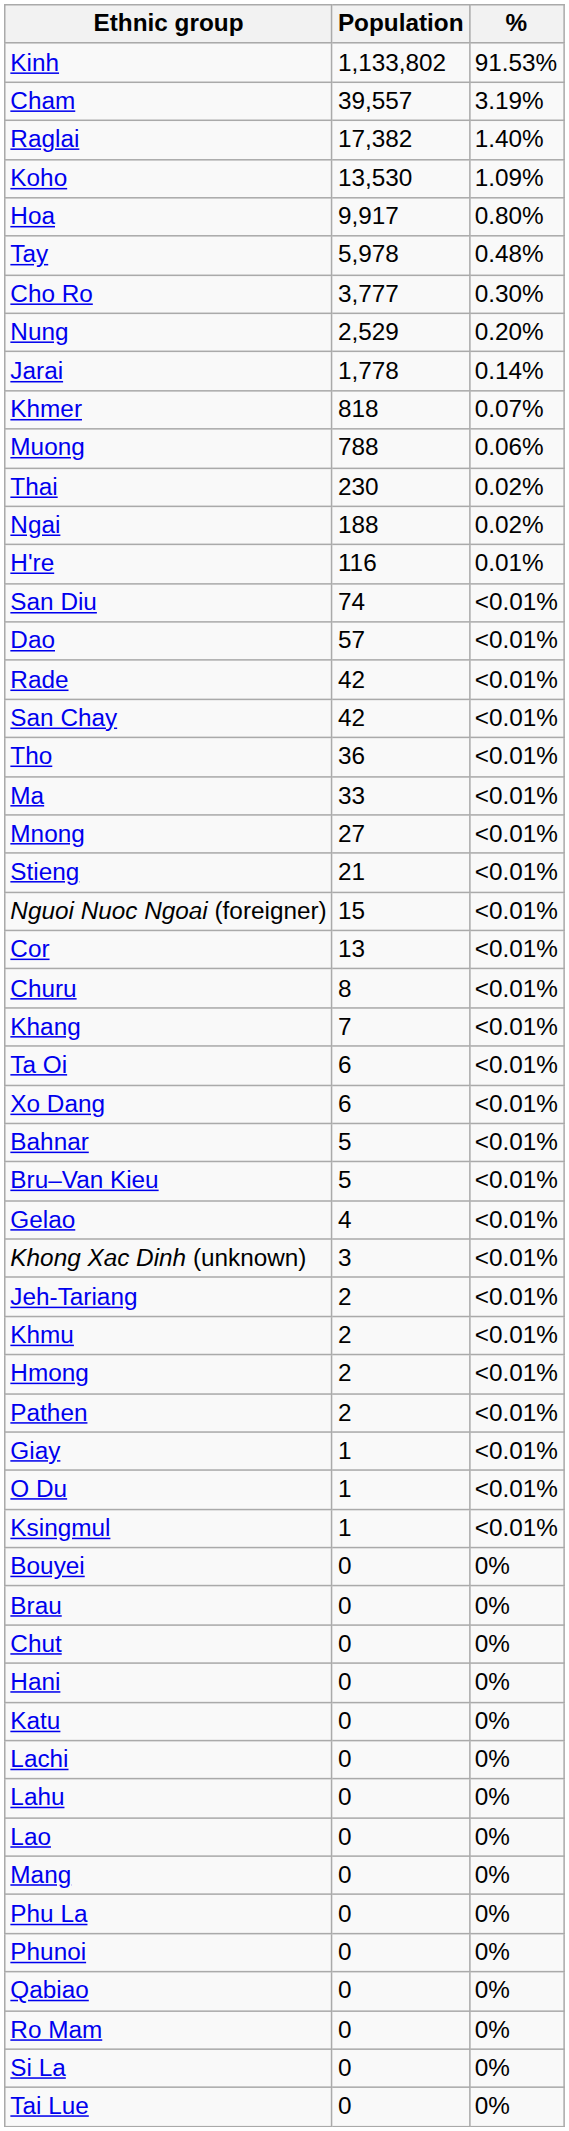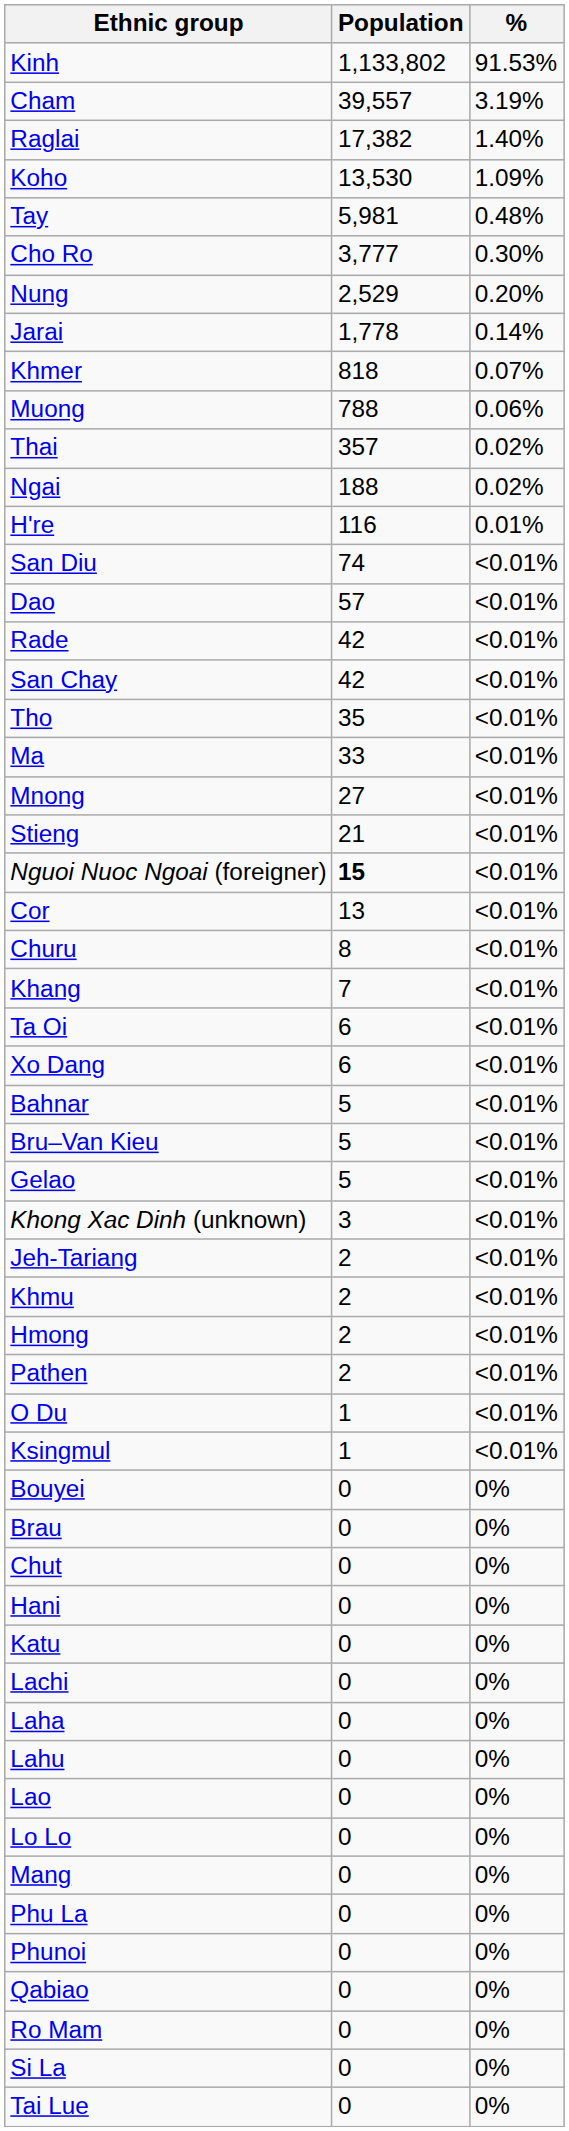- row: (33, 216)
(368, 255) 5,978 -> (368, 216) 5,981
(358, 486) 230 -> (358, 448) 357
(351, 756) 36 -> (351, 718) 35
(351, 910) normal -> (351, 872) bold
(345, 1219) 4 -> (345, 1180) 5
- row: (35, 1450)
+ row: (37, 1720)
+ row: (41, 1836)
